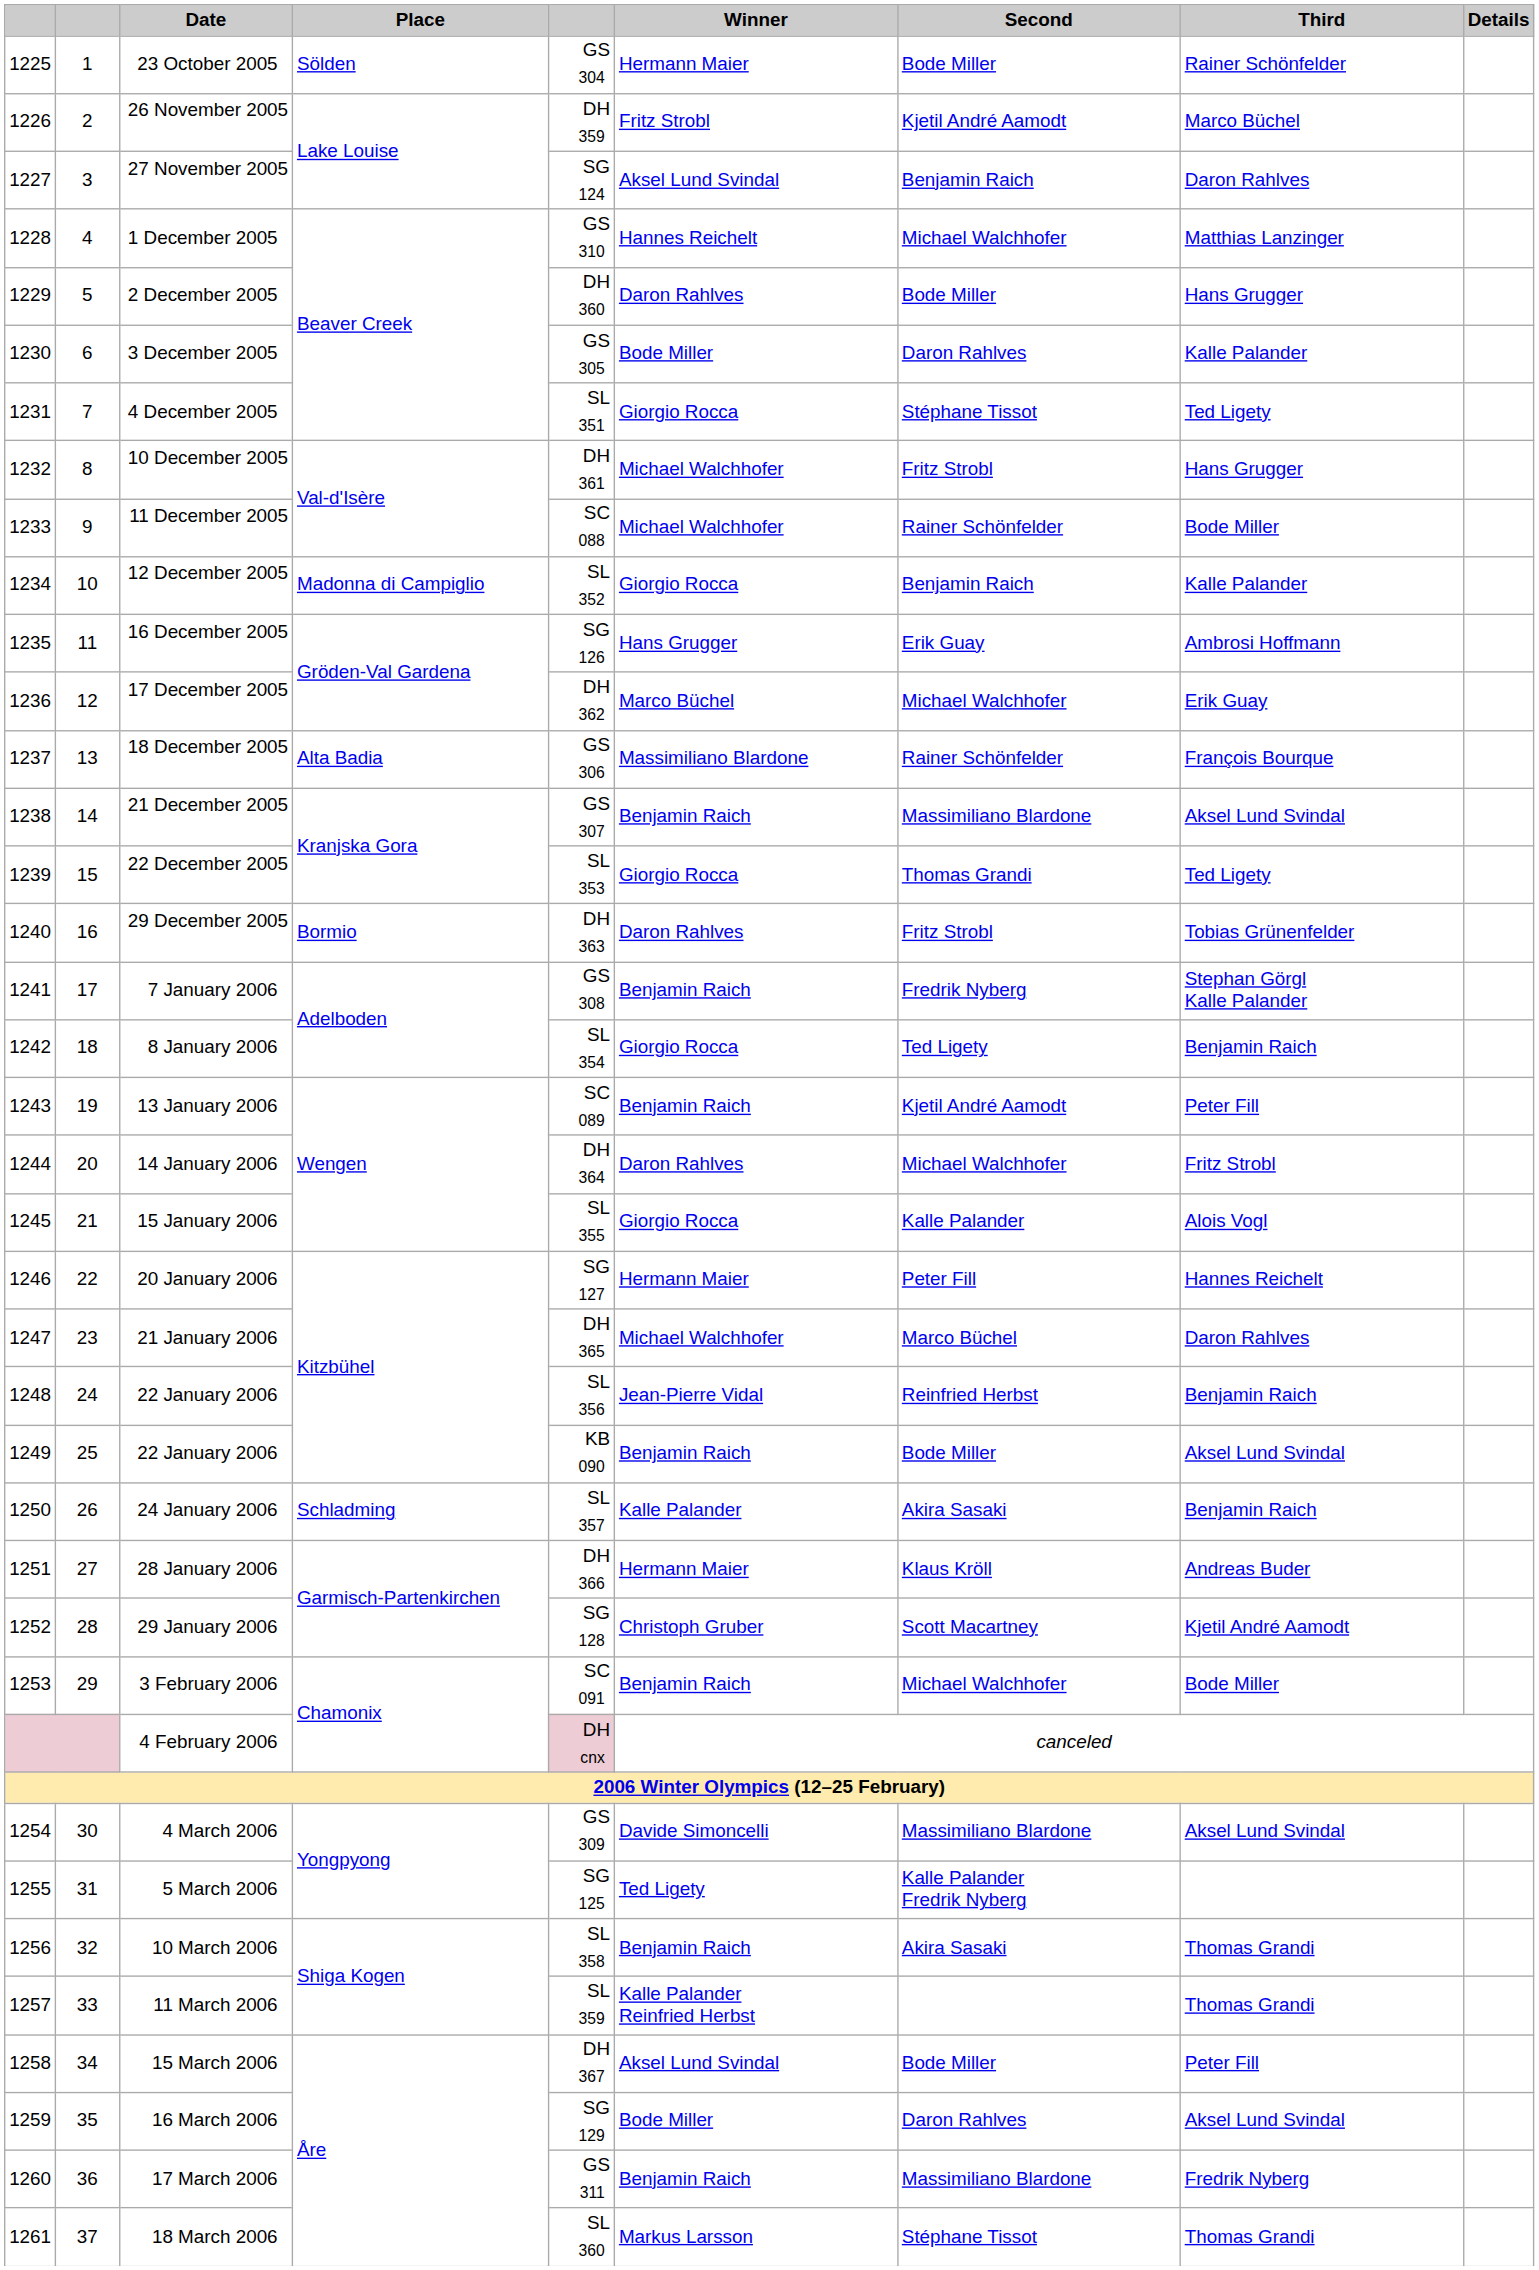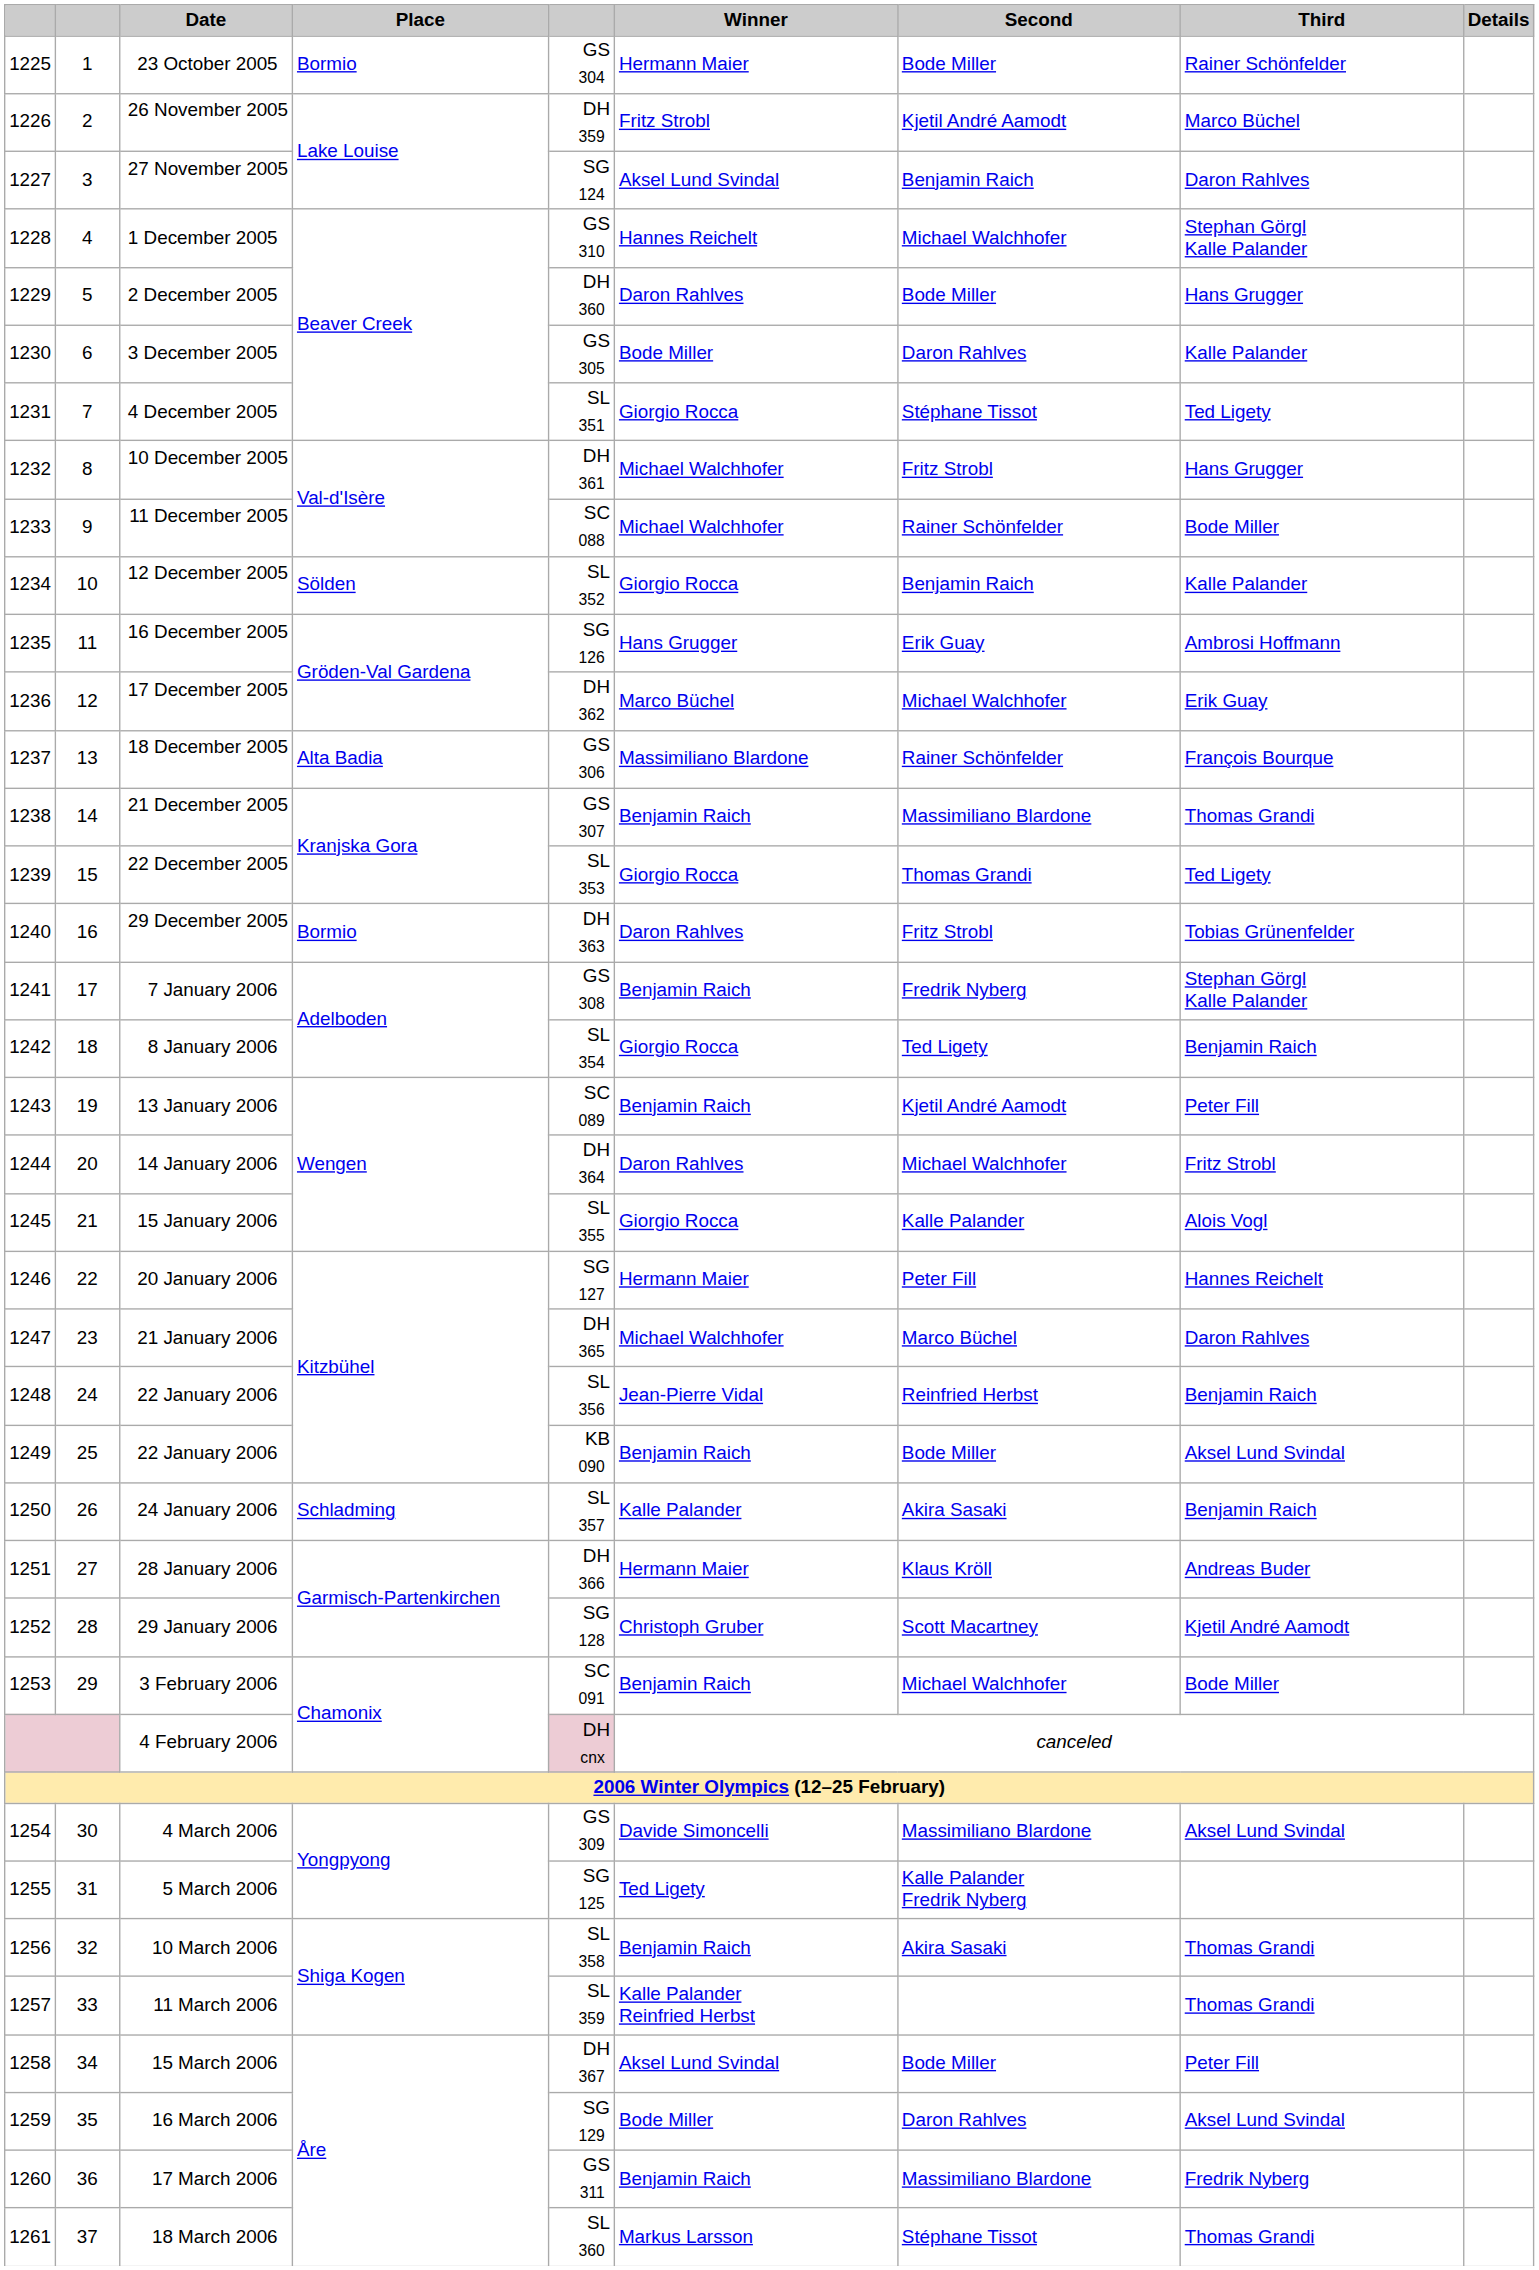(326, 64) Sölden -> (327, 64) Bormio
(1264, 237) Matthias Lanzinger -> (1246, 237) Stephan Görgl Kalle Palander
(391, 584) Madonna di Campiglio -> (326, 584) Sölden
(1265, 816) Aksel Lund Svindal -> (1250, 816) Thomas Grandi
